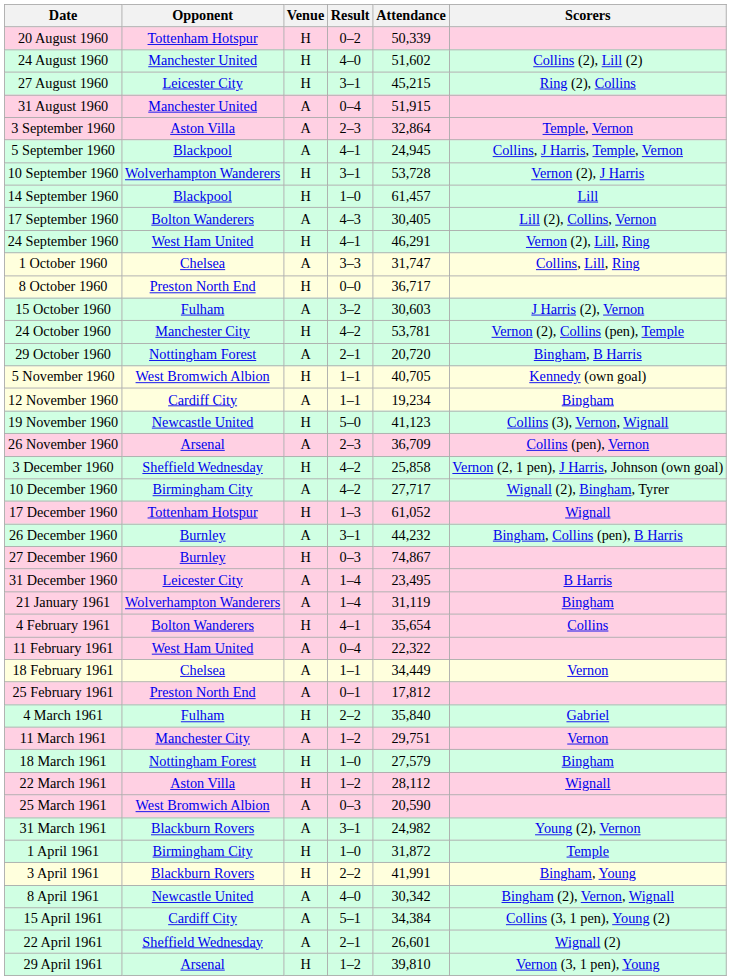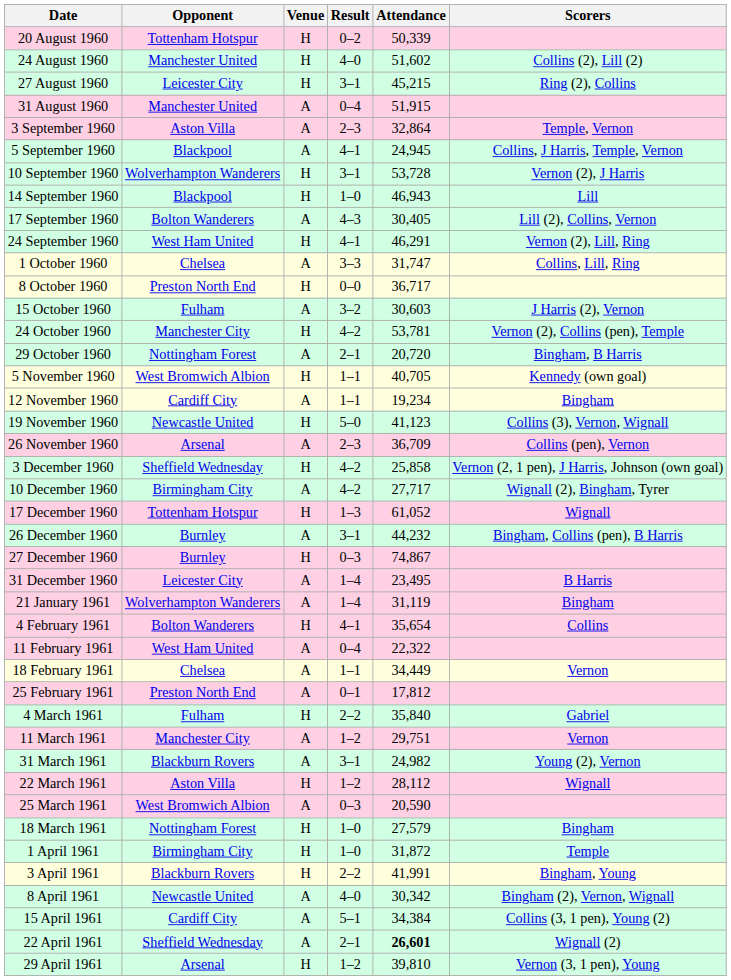(411, 196) 61,457 -> (411, 196) 46,943
rows swapped: (63, 761) <-> (63, 828)
(411, 941) normal -> (411, 941) bold
